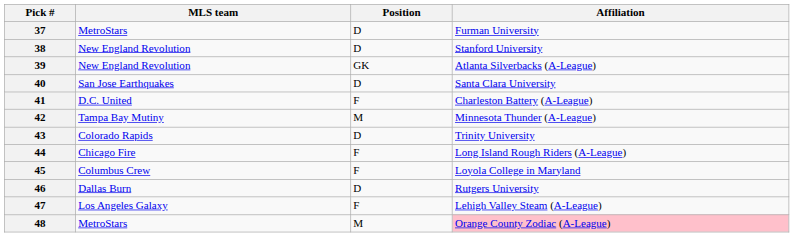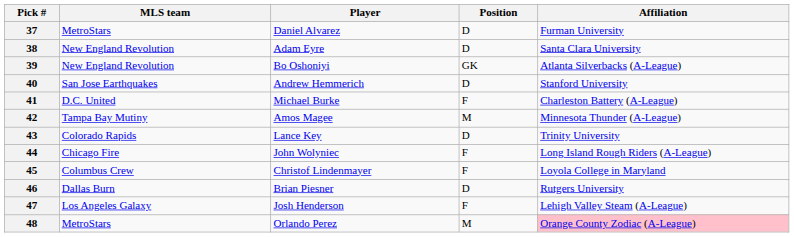+ column: (365, 13)
(499, 48) Stanford University -> (590, 48) Santa Clara University
(505, 83) Santa Clara University -> (584, 83) Stanford University
